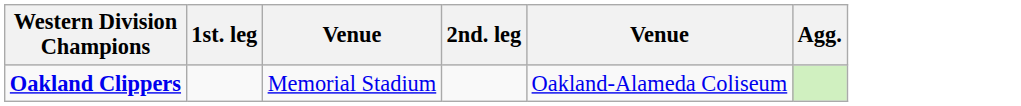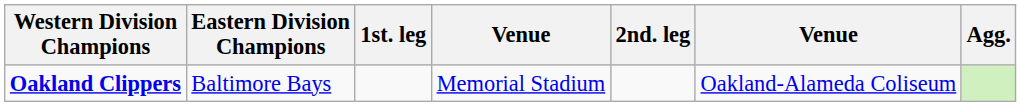+ column: (271, 34)
